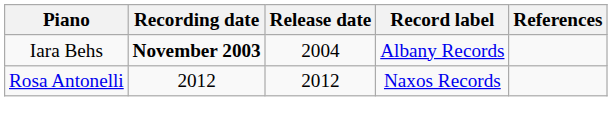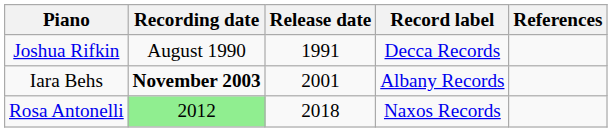+ row: (66, 50)
(320, 50) 2004 -> (320, 80) 2001
(197, 80) no background -> (197, 111) lightgreen background
(320, 80) 2012 -> (320, 111) 2018
